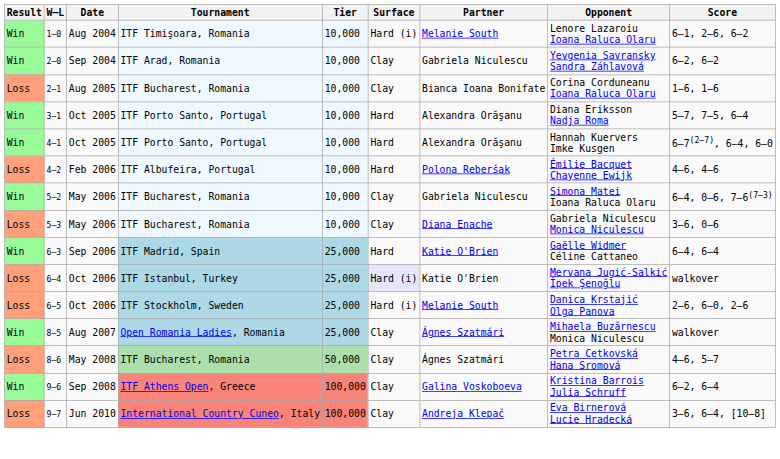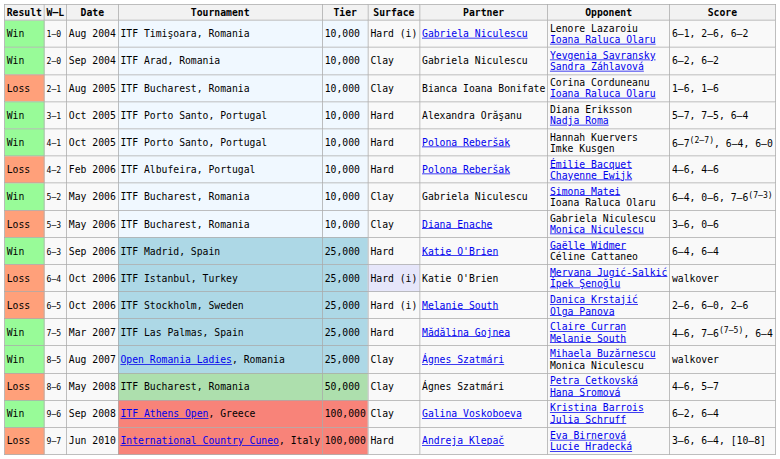(460, 34) Melanie South -> (475, 34) Gabriela Niculescu
(472, 142) Alexandra Orăşanu -> (466, 142) Polona Reberšak
+ row: (54, 333)
(382, 414) Clay -> (382, 441) Hard
